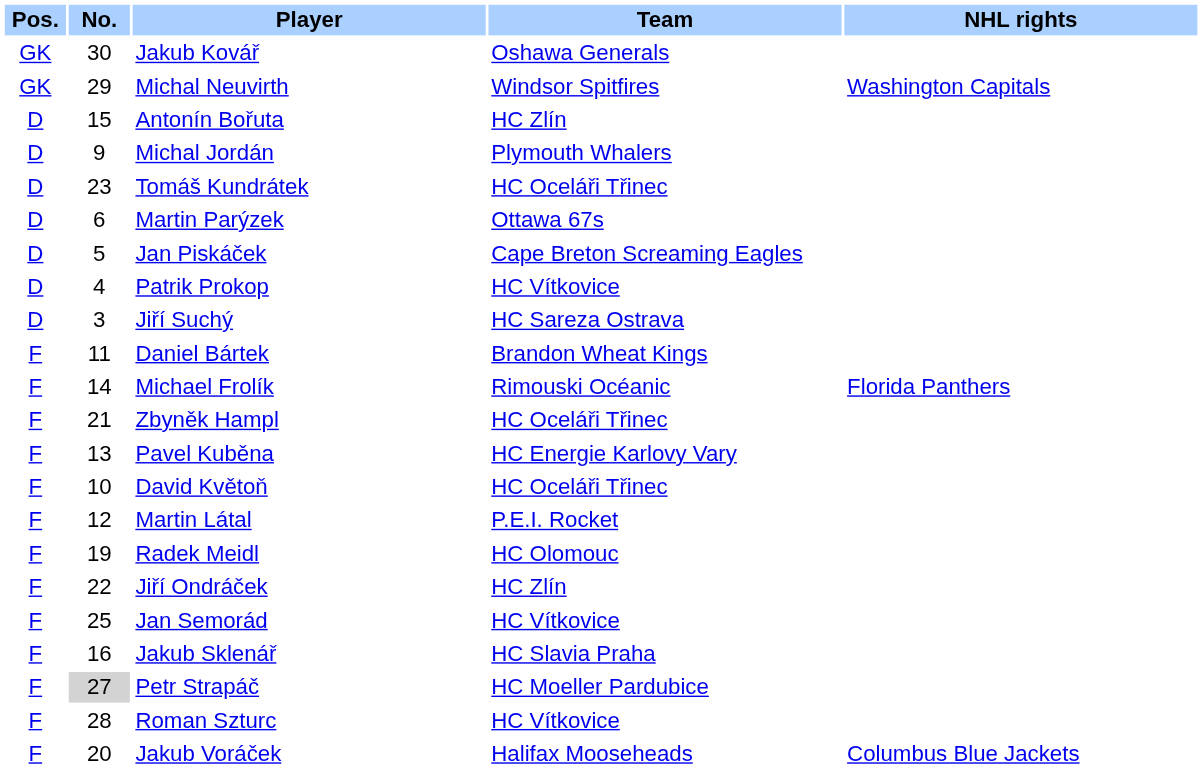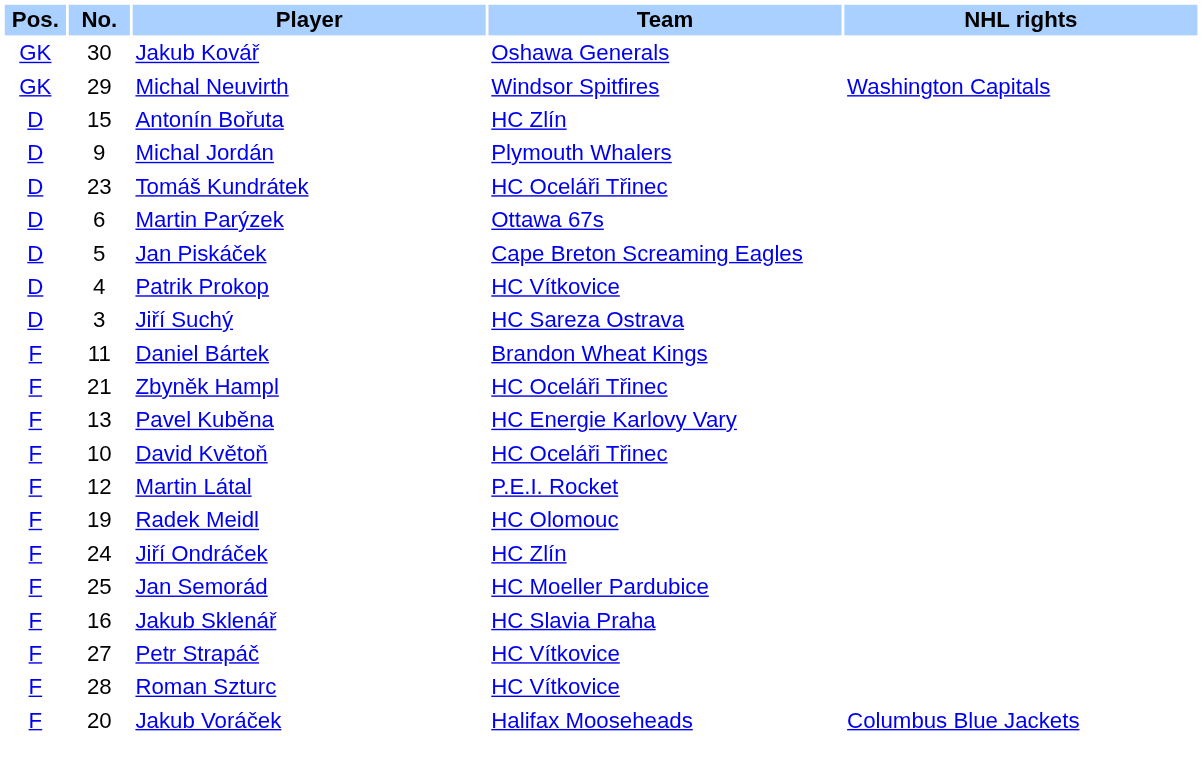- row: (205, 386)
(99, 586) 22 -> (99, 553) 24
(556, 620) HC Vítkovice -> (600, 586) HC Moeller Pardubice
(99, 687) lightgrey background -> (99, 653) no background
(600, 687) HC Moeller Pardubice -> (556, 653) HC Vítkovice
